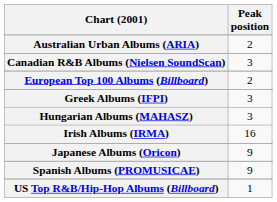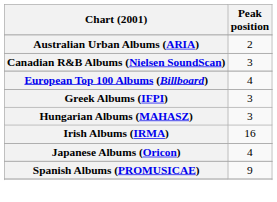(250, 80) 2 -> (250, 80) 4
(250, 152) 9 -> (250, 152) 4
- row: (116, 188)
